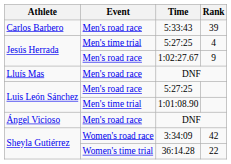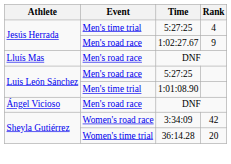- row: (35, 28)
(214, 151) 22 -> (214, 136) 20
